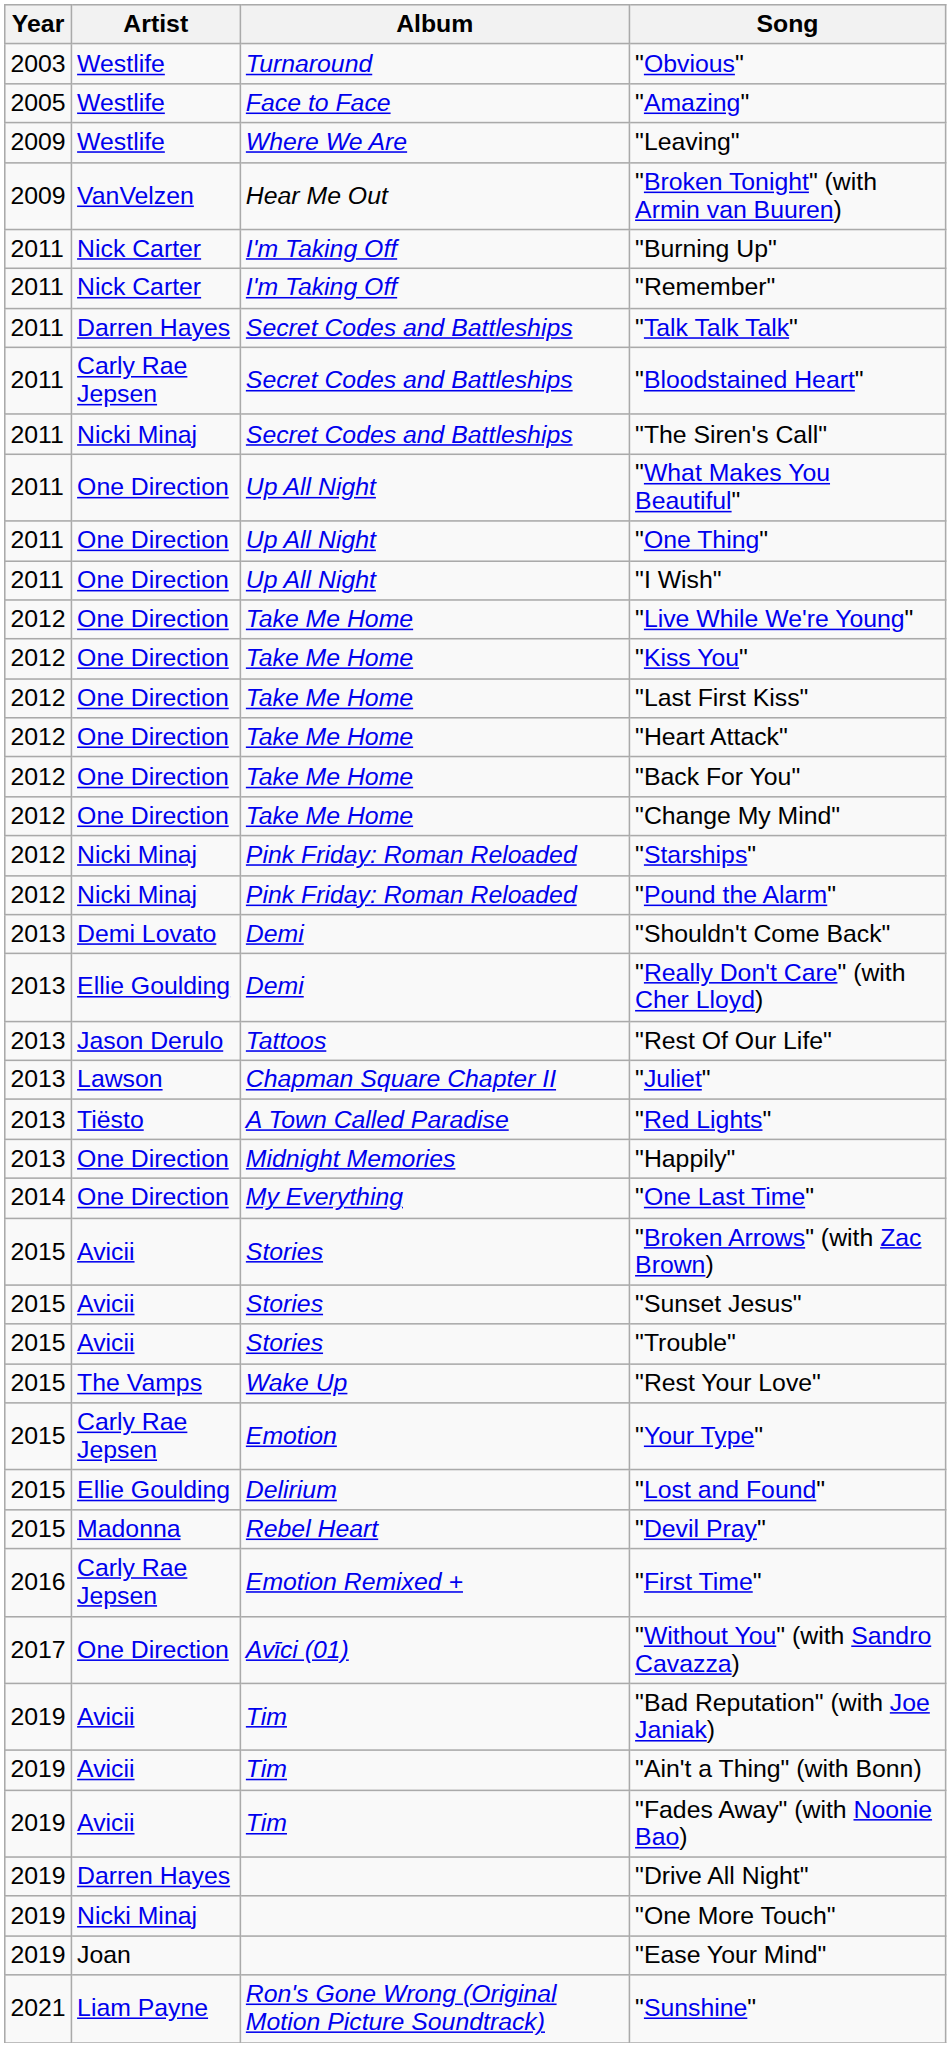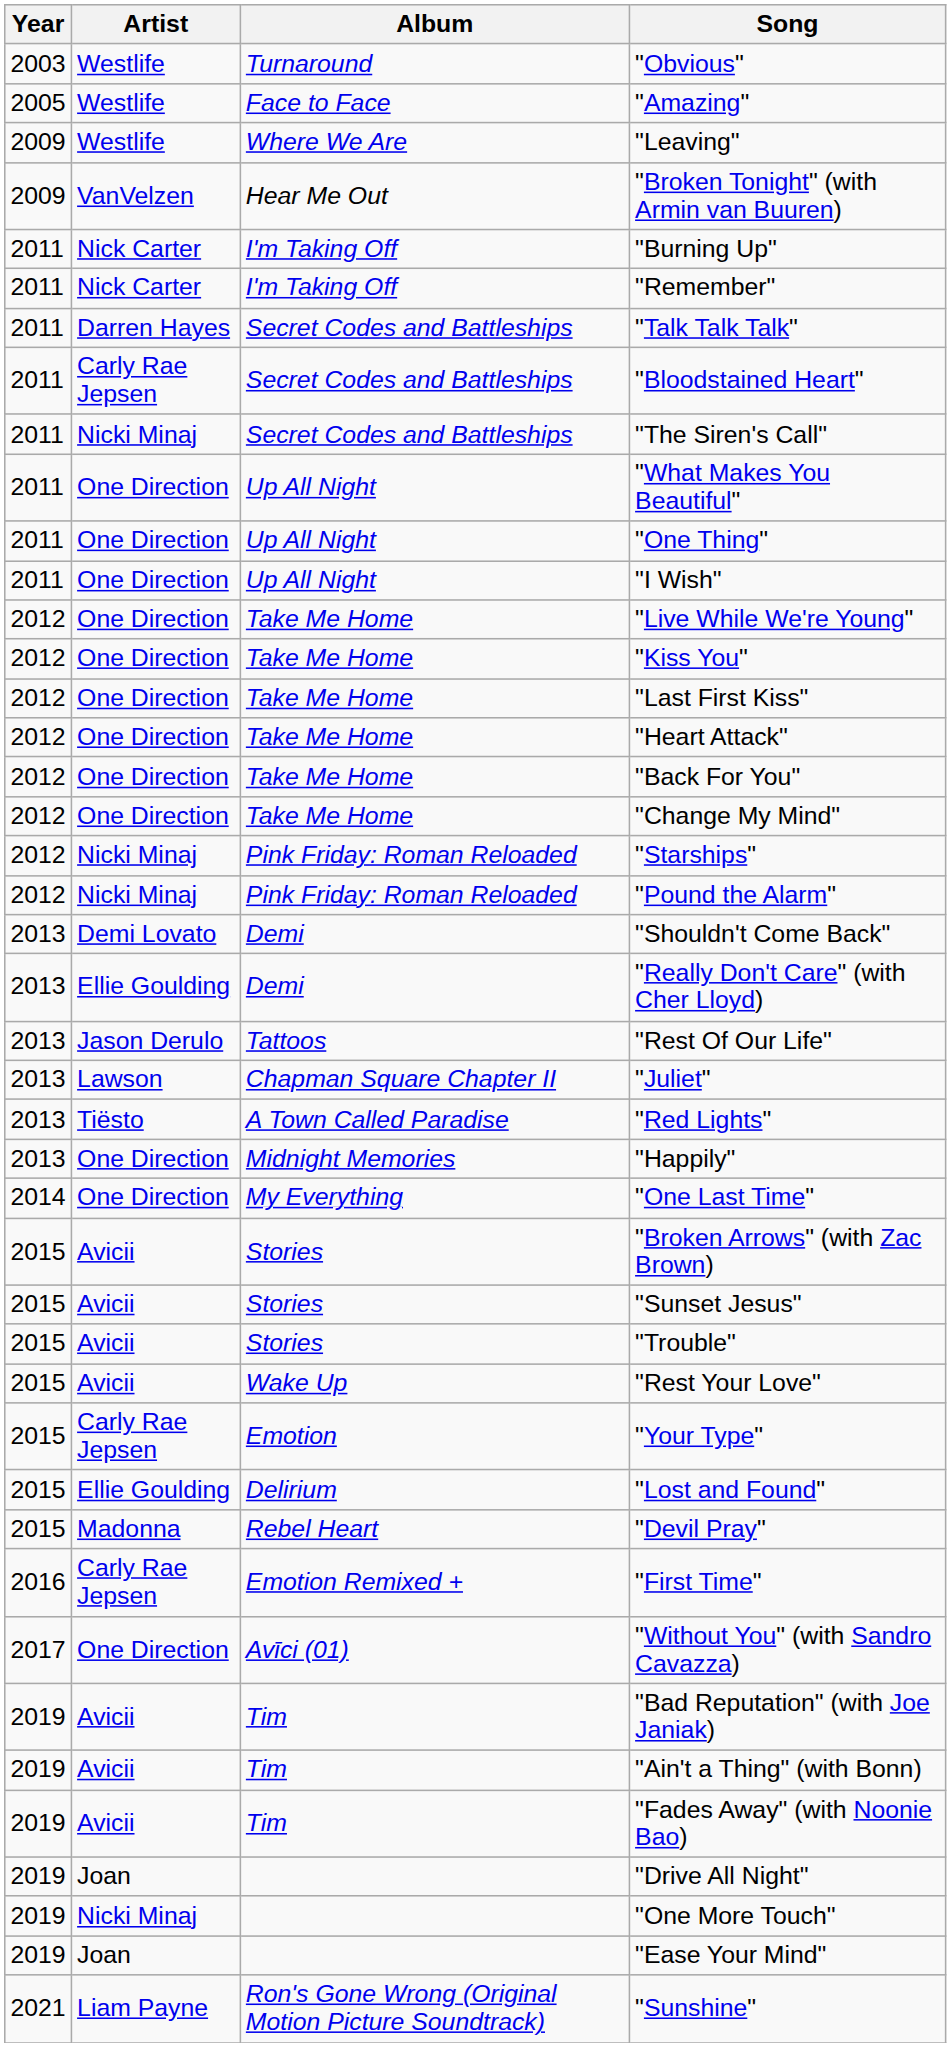(140, 1382) The Vamps -> (106, 1382) Avicii
(154, 1876) Darren Hayes -> (104, 1876) Joan
